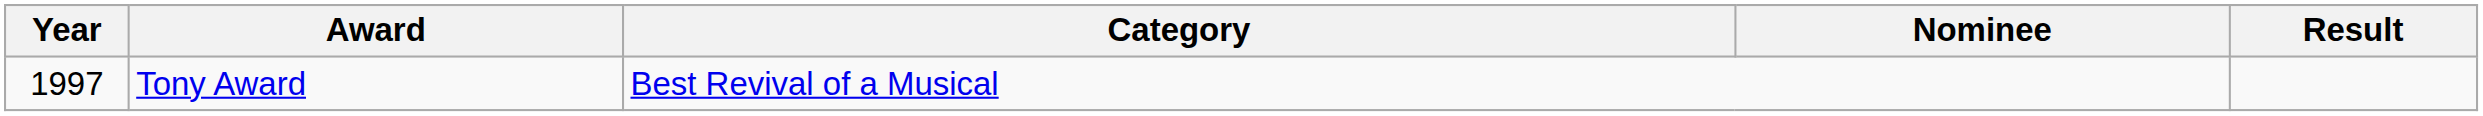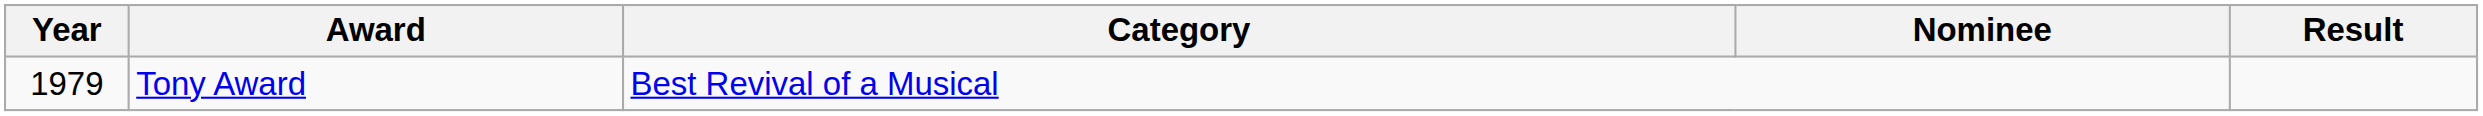(67, 82) 1997 -> (67, 82) 1979
